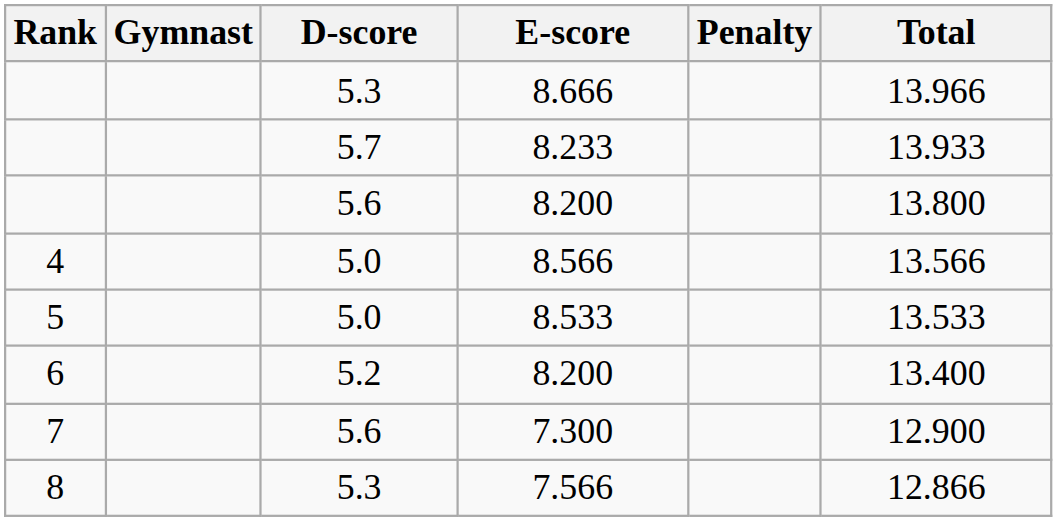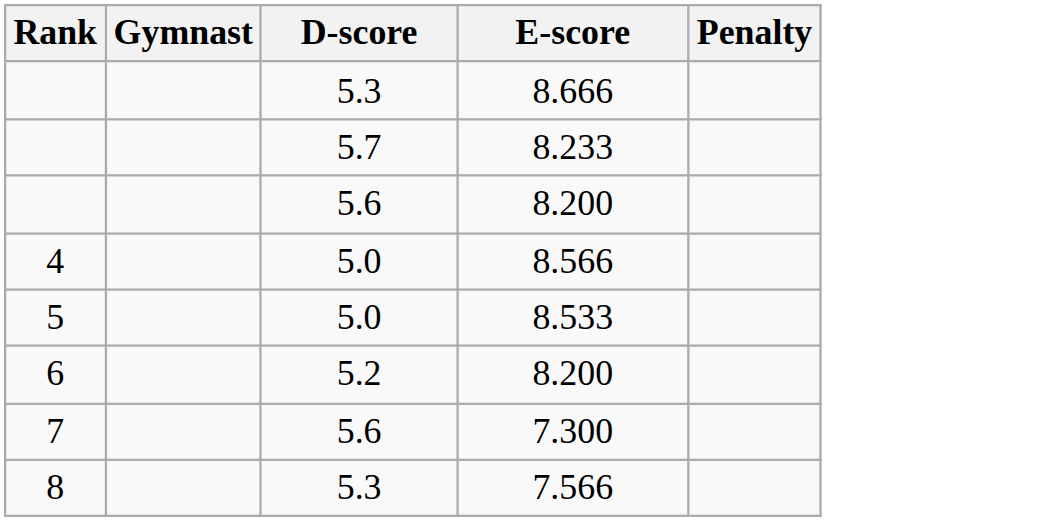- column: (936, 32)
